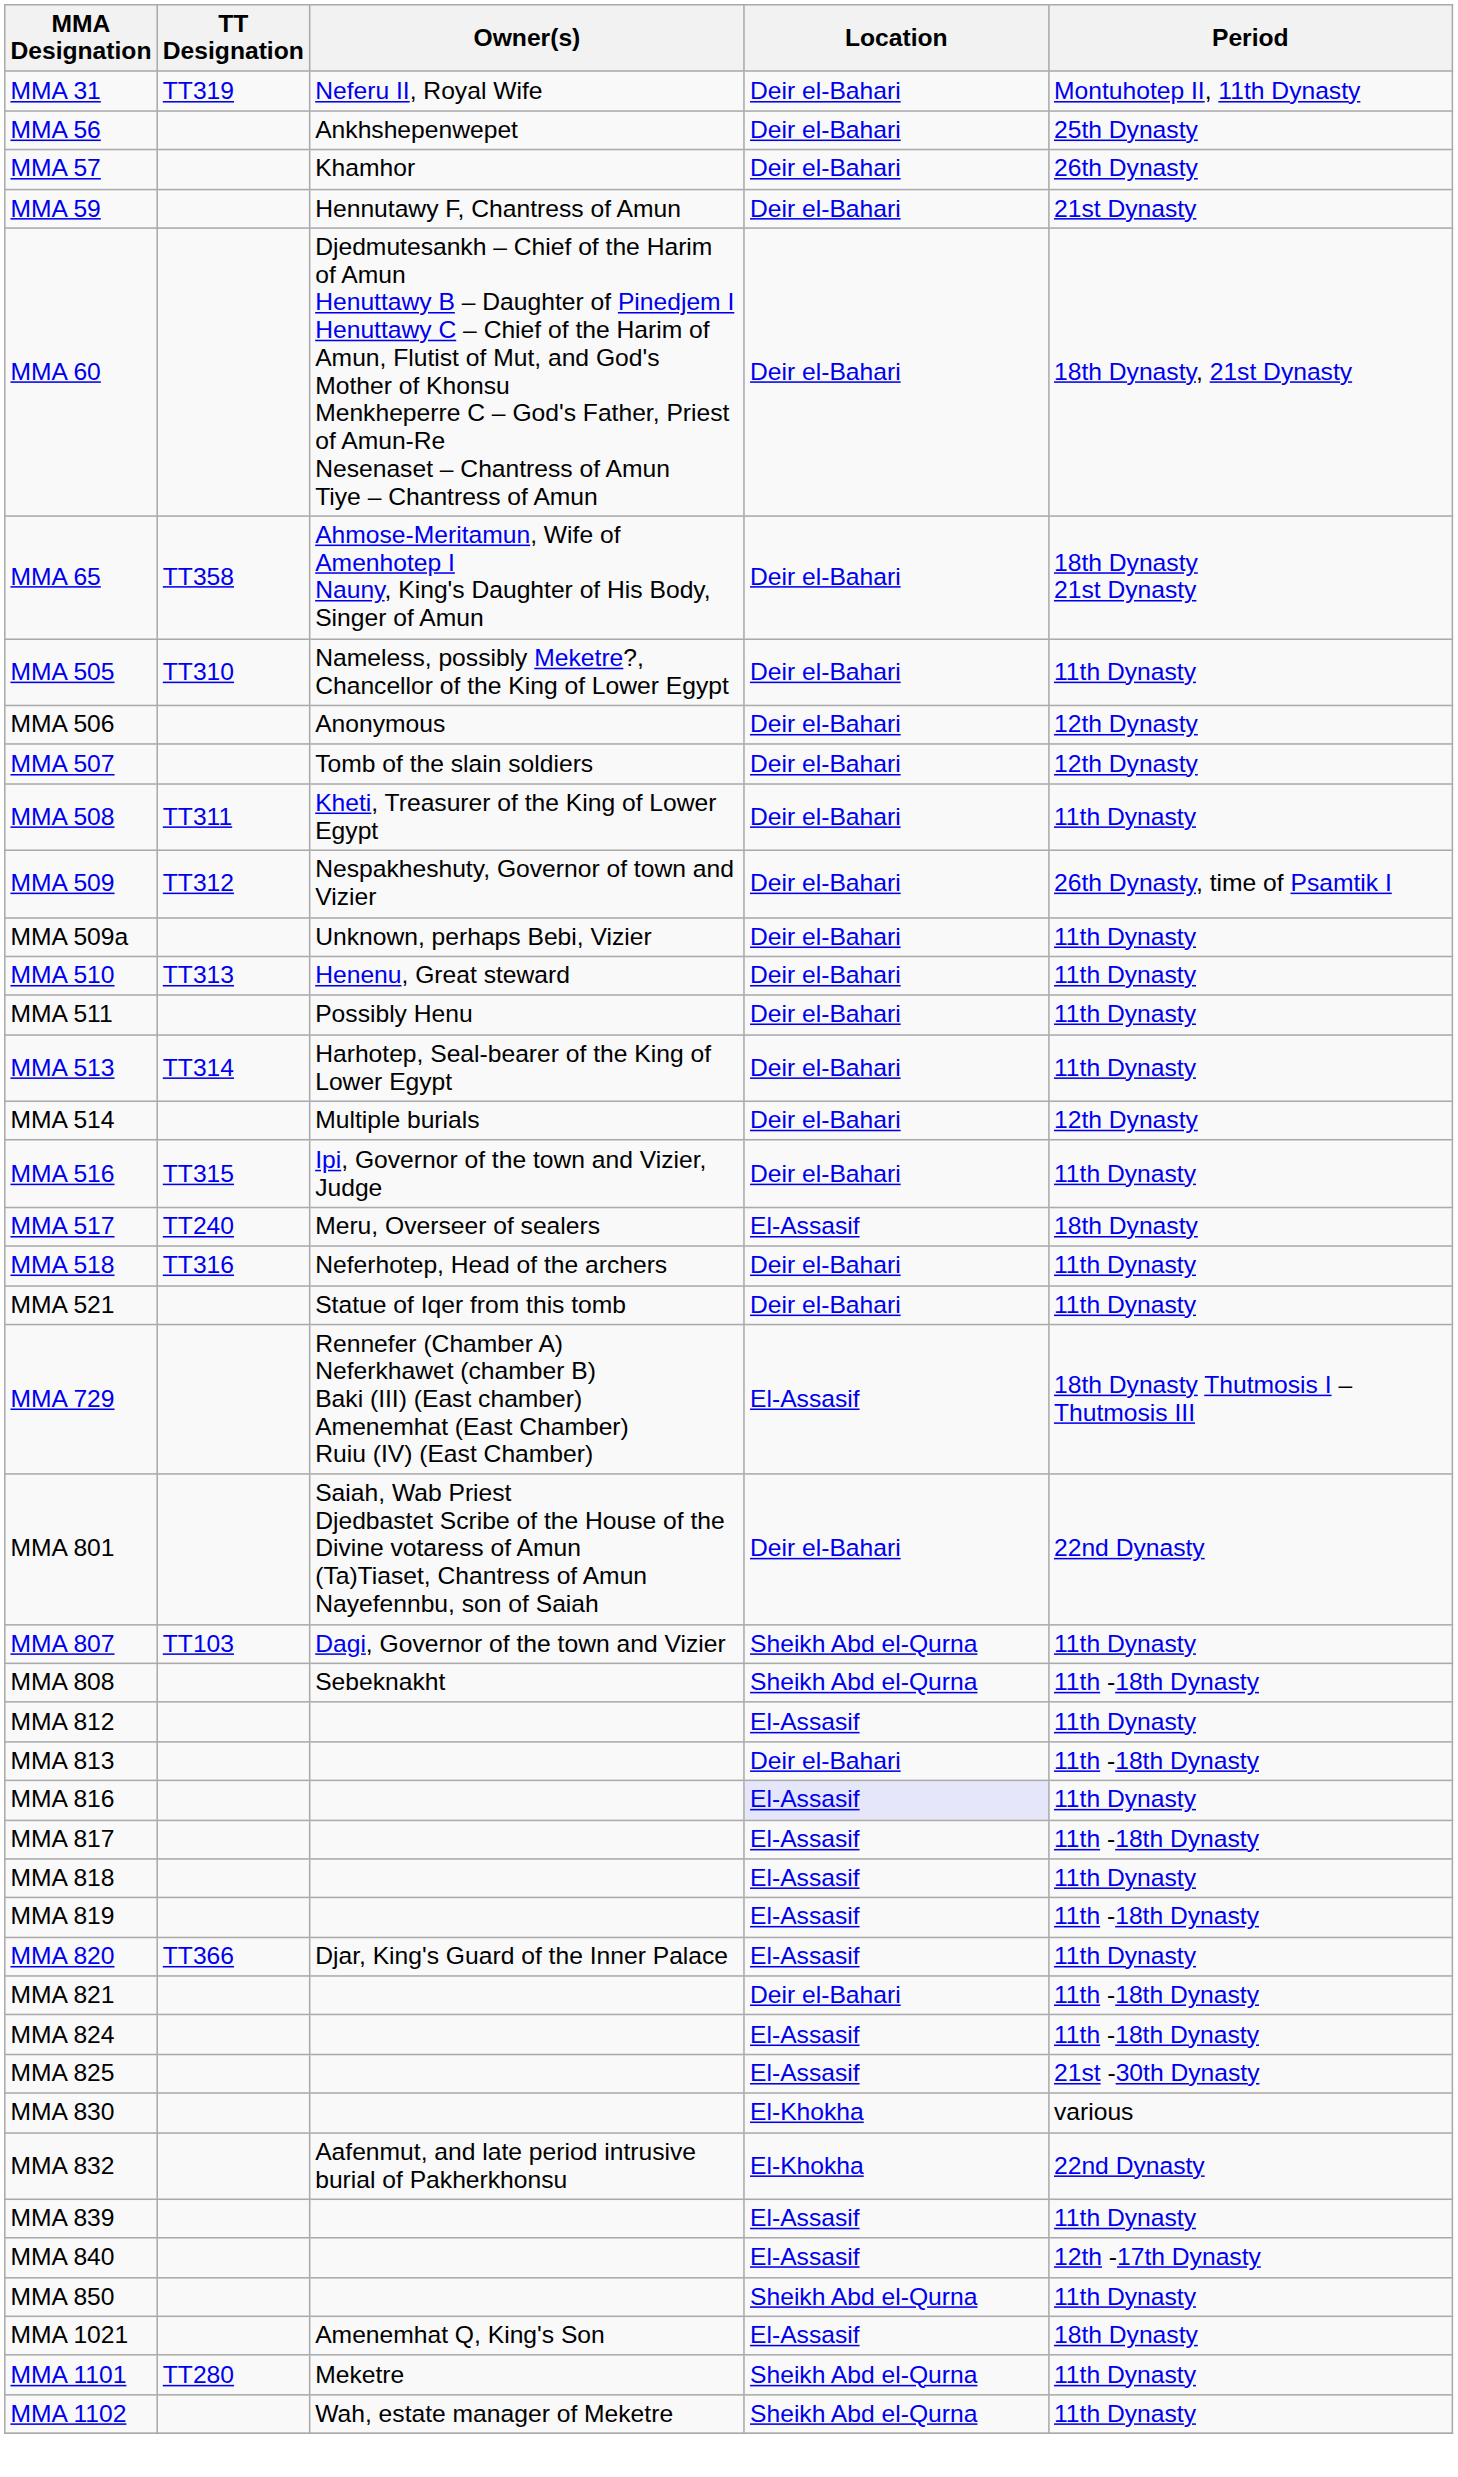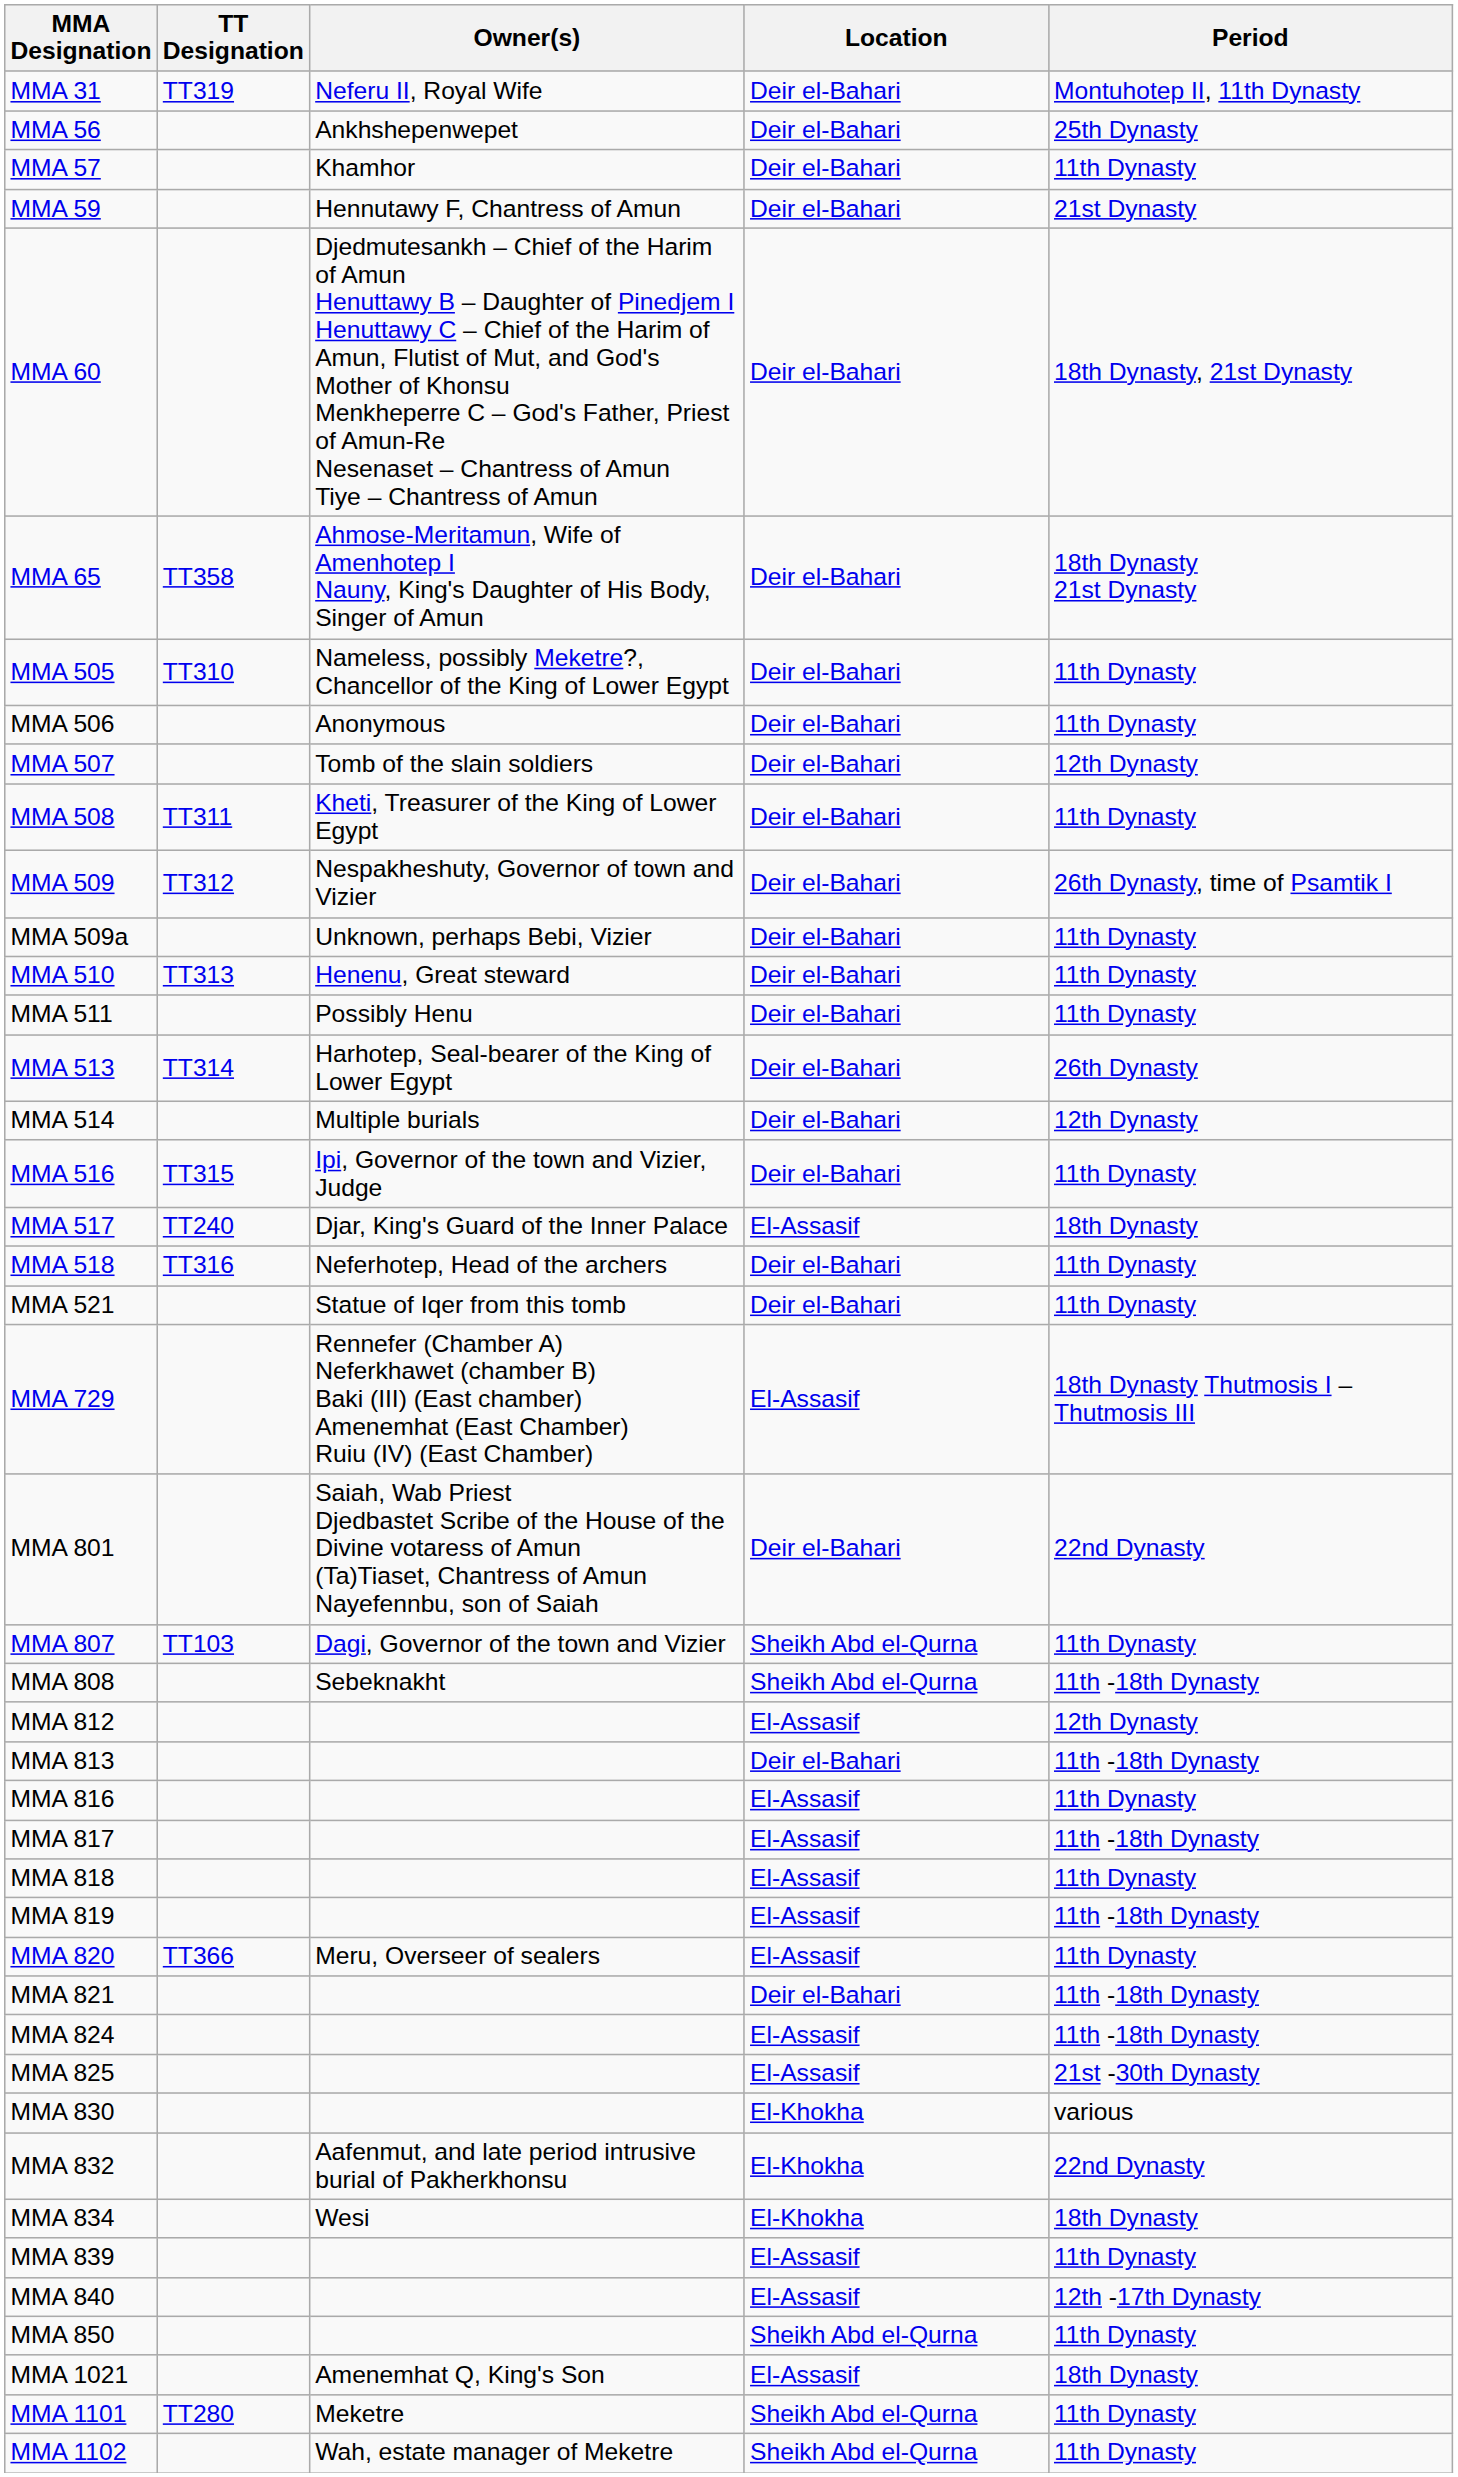(1126, 168) 26th Dynasty -> (1125, 168) 11th Dynasty
(1126, 724) 12th Dynasty -> (1125, 724) 11th Dynasty
(1125, 1067) 11th Dynasty -> (1126, 1067) 26th Dynasty
(458, 1226) Meru, Overseer of sealers -> (522, 1226) Djar, King's Guard of the Inner Palace
(1125, 1721) 11th Dynasty -> (1126, 1721) 12th Dynasty
(805, 1799) lavender background -> (805, 1799) no background
(522, 1956) Djar, King's Guard of the Inner Palace -> (458, 1956) Meru, Overseer of sealers
+ row: (62, 2218)
